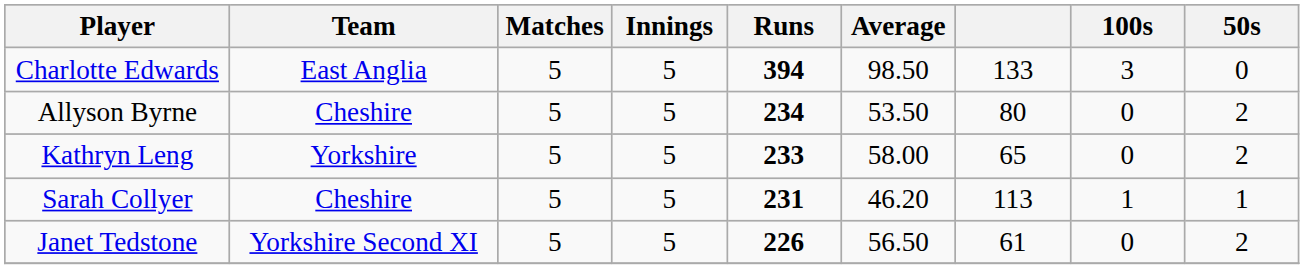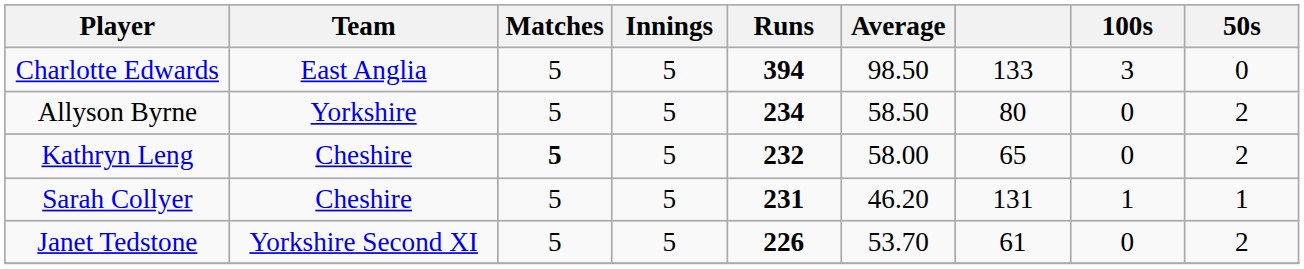(364, 112) Cheshire -> (364, 112) Yorkshire
(898, 112) 53.50 -> (898, 112) 58.50
(364, 155) Yorkshire -> (364, 155) Cheshire
(555, 155) normal -> (555, 155) bold
(784, 155) 233 -> (784, 155) 232
(1013, 198) 113 -> (1013, 198) 131
(898, 241) 56.50 -> (898, 241) 53.70
